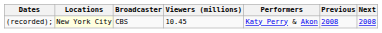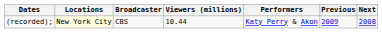(176, 22) 10.45 -> (176, 22) 10.44
(330, 22) 2008 -> (330, 22) 2009
